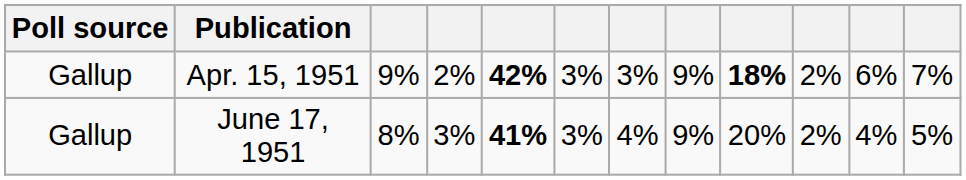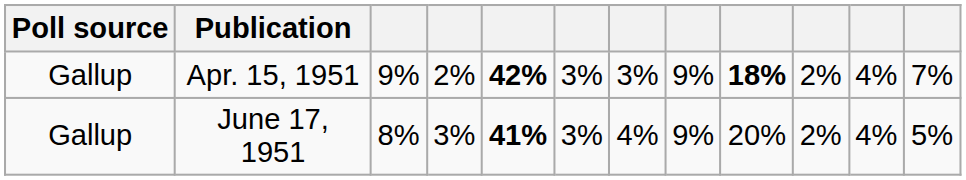(876, 74) 6% -> (876, 74) 4%
